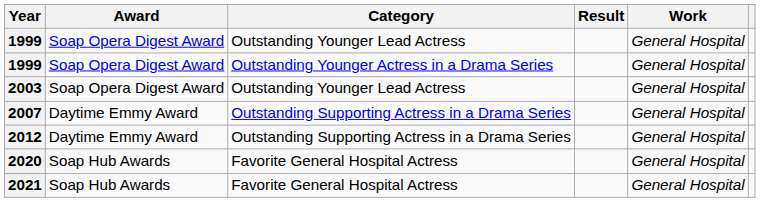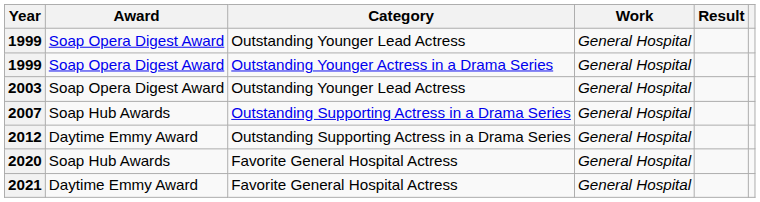columns swapped: (688, 16) <-> (601, 16)
(123, 112) Daytime Emmy Award -> (110, 112) Soap Hub Awards
(110, 185) Soap Hub Awards -> (123, 185) Daytime Emmy Award
